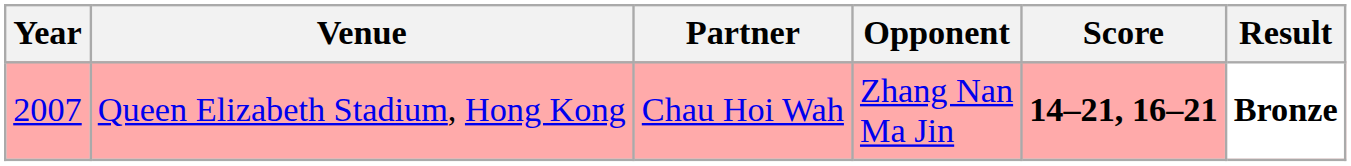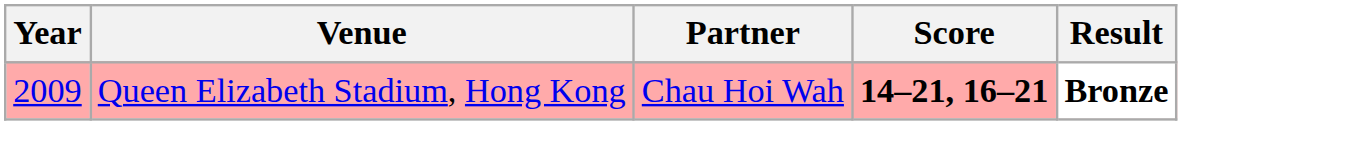- column: (937, 33)
(47, 109) 2007 -> (47, 89) 2009
